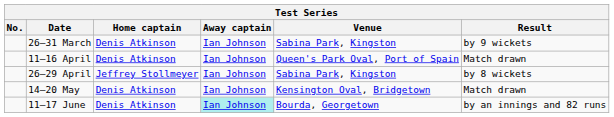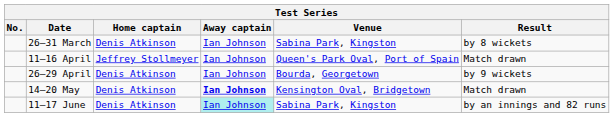(498, 43) by 9 wickets -> (498, 43) by 8 wickets
(136, 58) Denis Atkinson -> (147, 58) Jeffrey Stollmeyer
(147, 74) Jeffrey Stollmeyer -> (136, 74) Denis Atkinson
(336, 74) Sabina Park, Kingston -> (328, 74) Bourda, Georgetown
(498, 74) by 8 wickets -> (498, 74) by 9 wickets
(234, 89) normal -> (234, 89) bold
(328, 105) Bourda, Georgetown -> (336, 105) Sabina Park, Kingston
